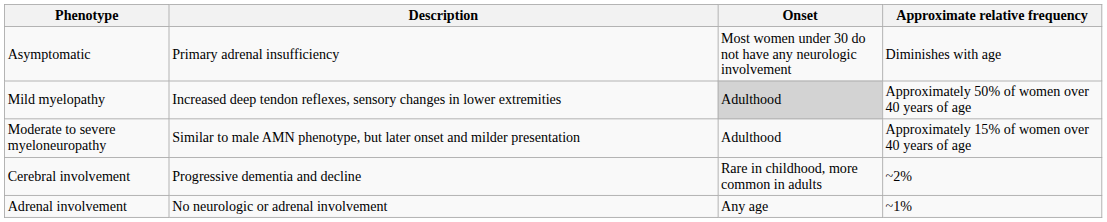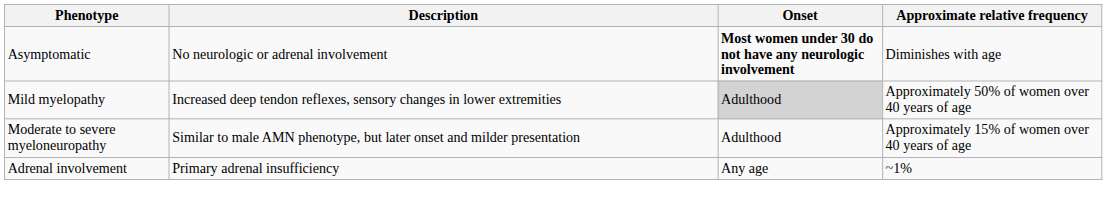(256, 53) Primary adrenal insufficiency -> (280, 53) No neurologic or adrenal involvement
(793, 53) normal -> (797, 53) bold
- row: (69, 176)
(280, 206) No neurologic or adrenal involvement -> (256, 168) Primary adrenal insufficiency
